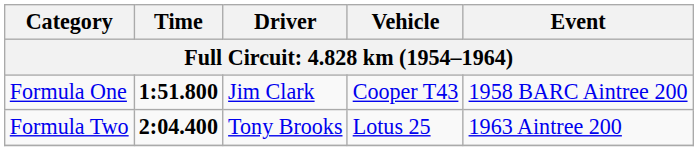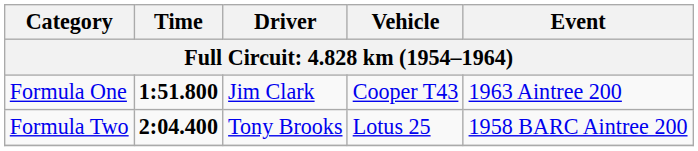(578, 92) 1958 BARC Aintree 200 -> (545, 92) 1963 Aintree 200
(545, 127) 1963 Aintree 200 -> (578, 127) 1958 BARC Aintree 200
